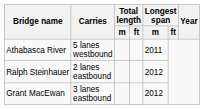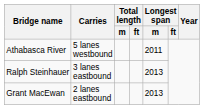(92, 71) 2 lanes eastbound -> (92, 71) 3 lanes eastbound
(154, 71) 2012 -> (154, 71) 2013
(92, 93) 3 lanes eastbound -> (92, 93) 2 lanes eastbound
(154, 93) 2012 -> (154, 93) 2013
